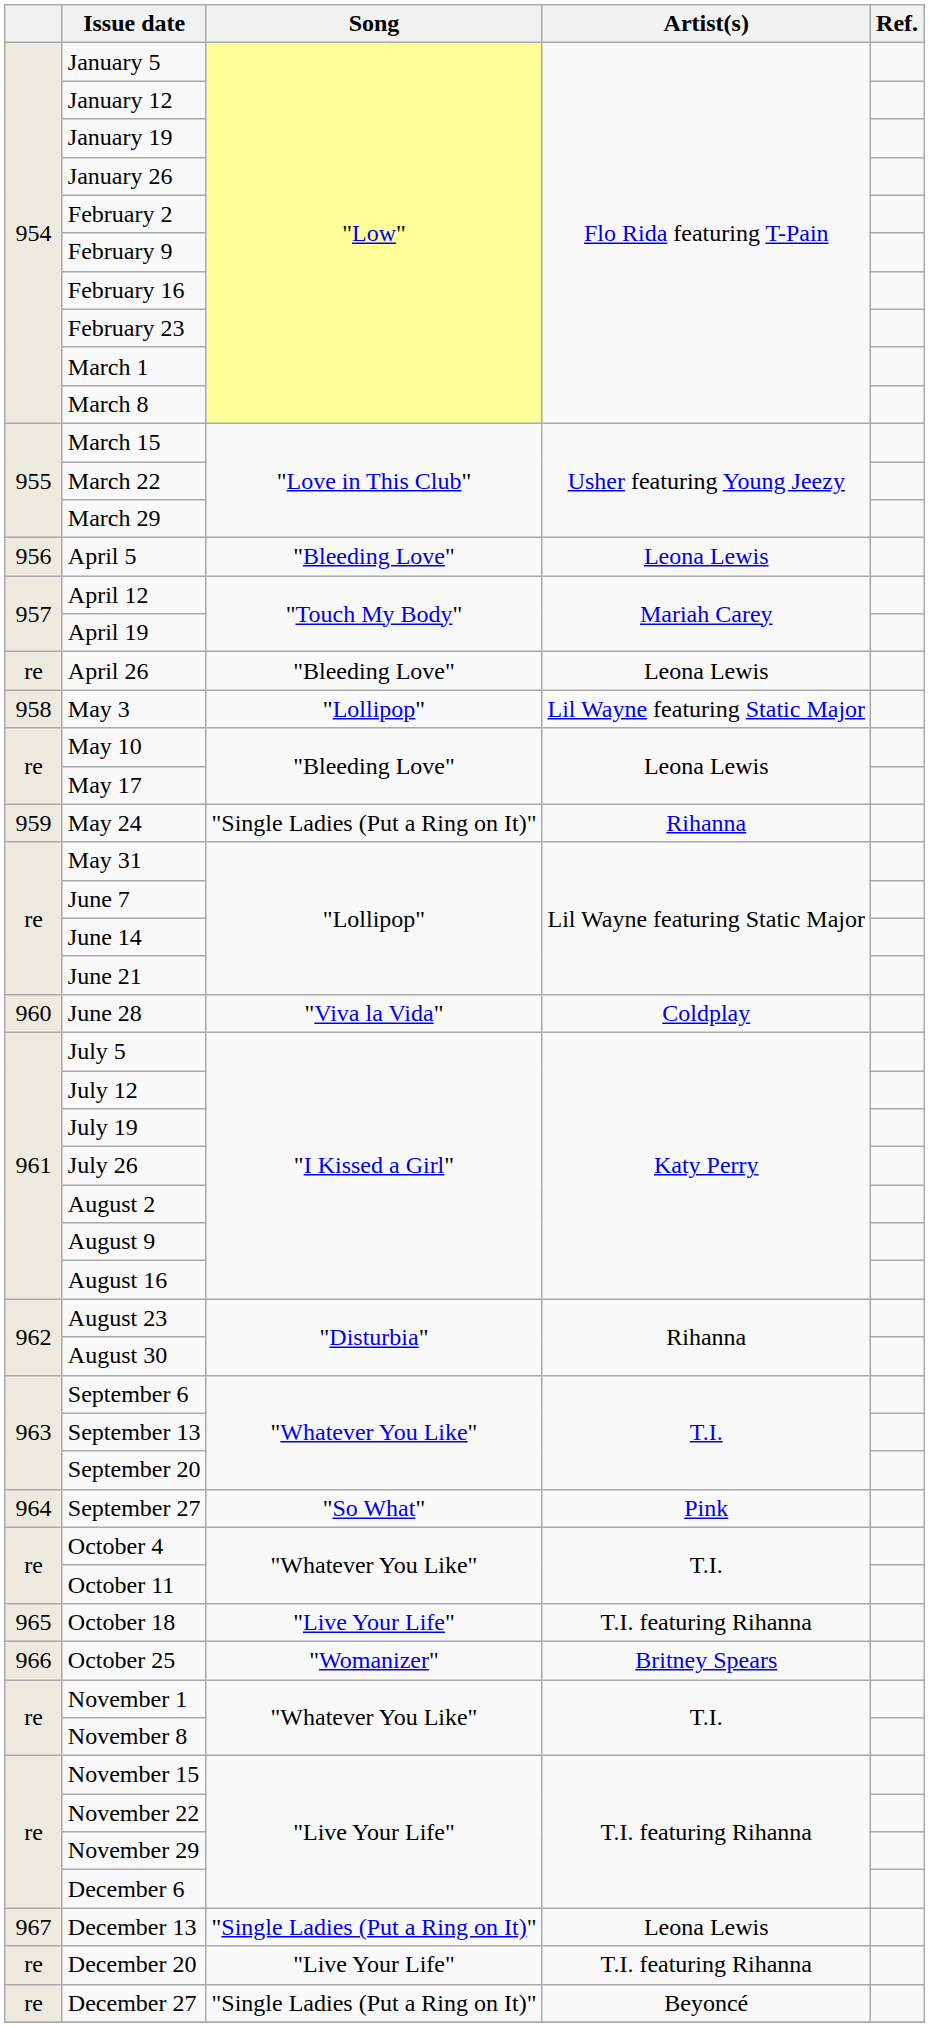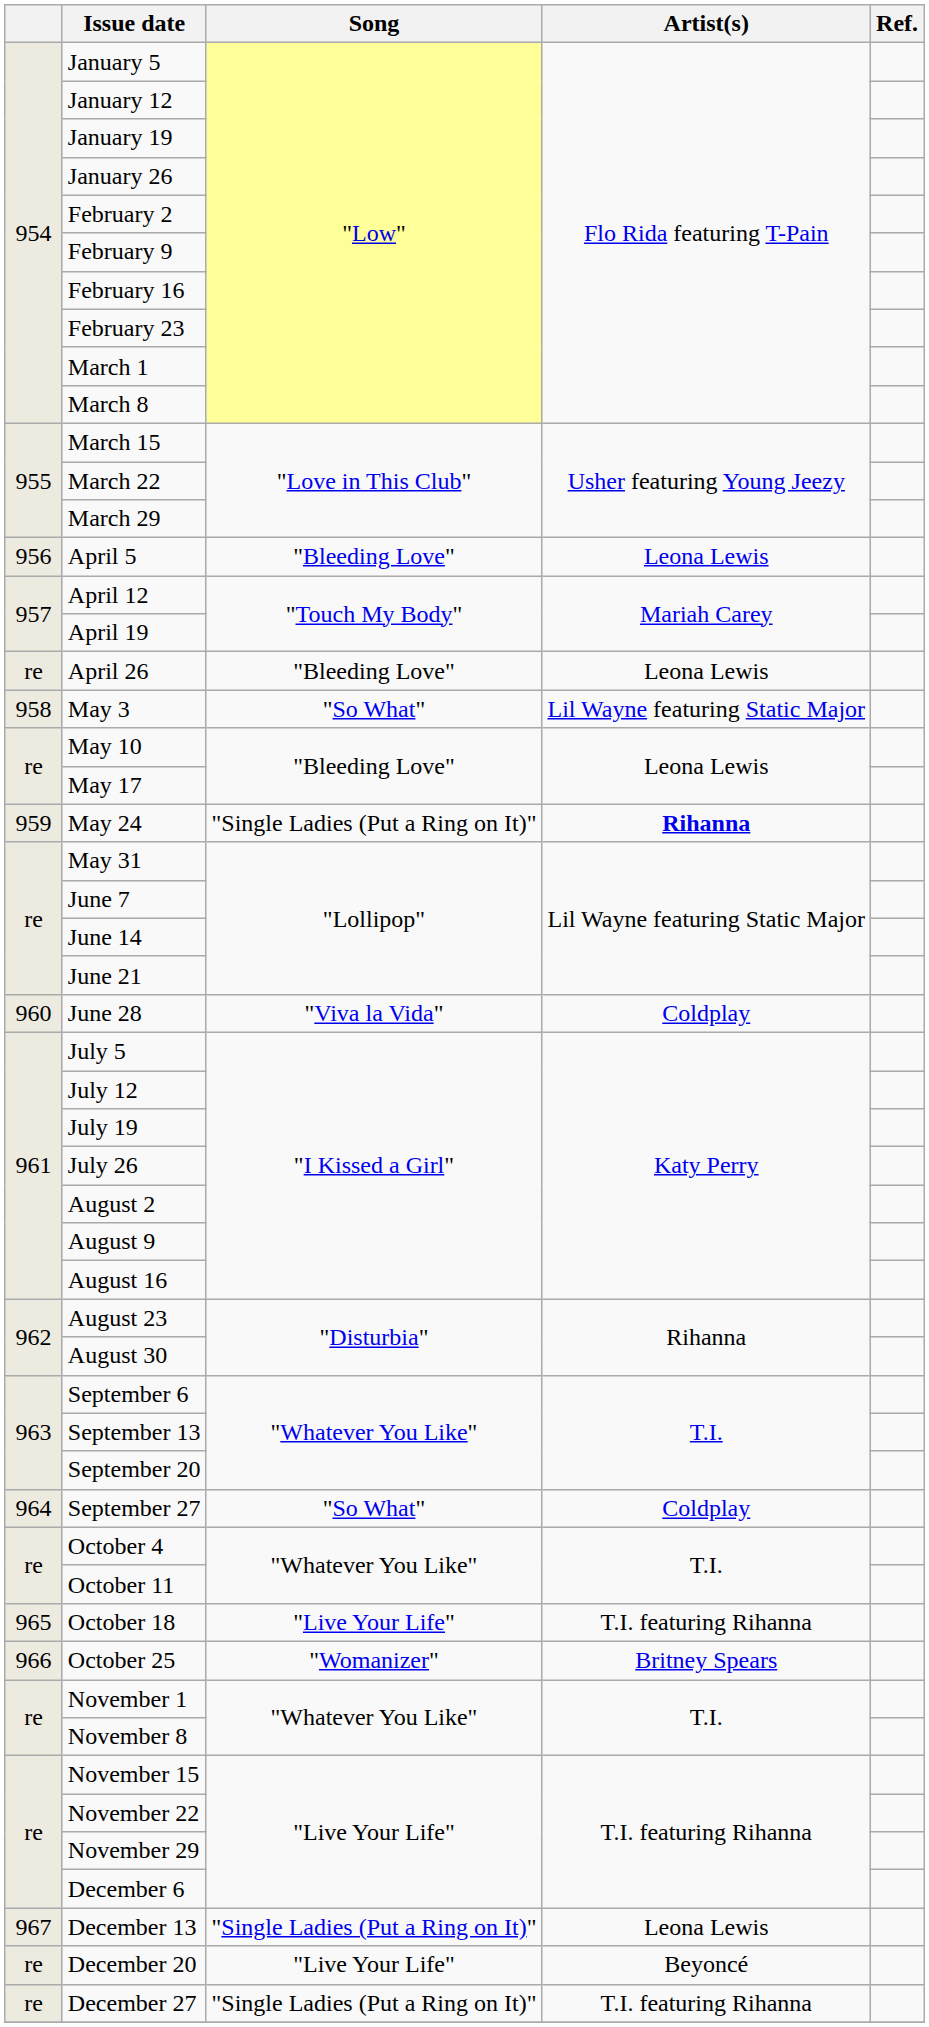(374, 708) "Lollipop" -> (374, 708) "So What"
(706, 822) normal -> (706, 822) bold
(706, 1507) Pink -> (706, 1507) Coldplay
(706, 1964) T.I. featuring Rihanna -> (706, 1964) Beyoncé
(706, 2002) Beyoncé -> (706, 2002) T.I. featuring Rihanna
